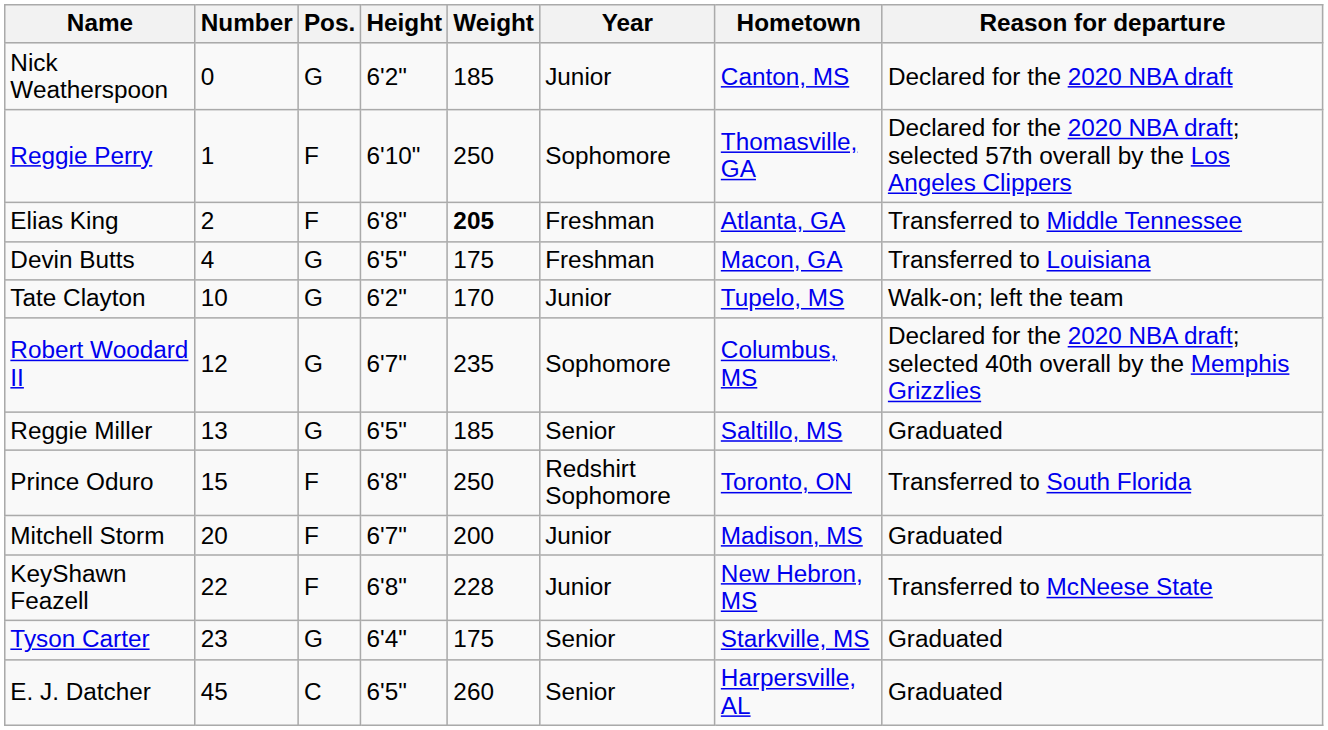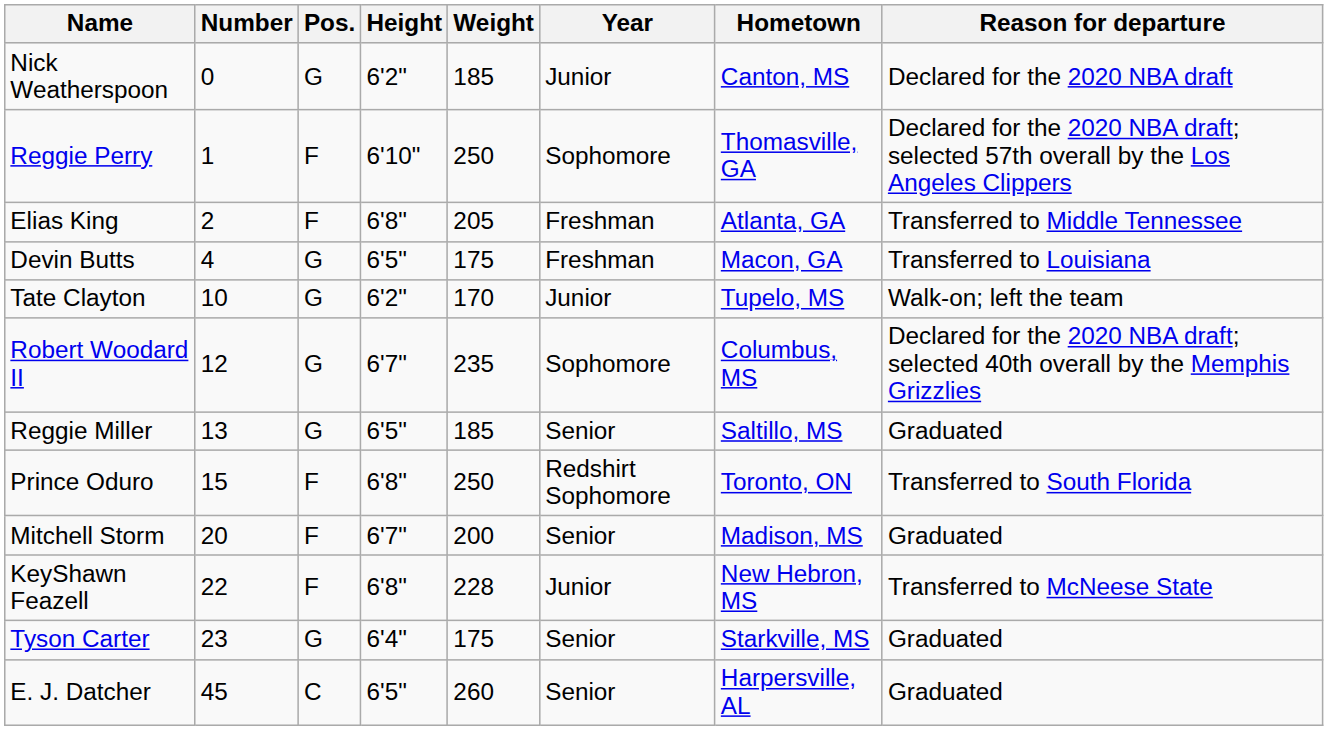(474, 221) bold -> (474, 221) normal
(578, 535) Junior -> (580, 535) Senior
